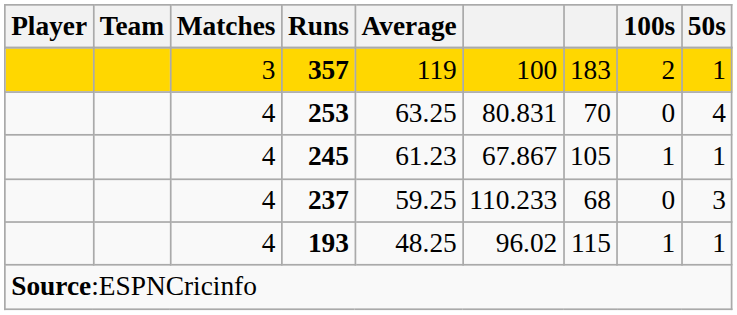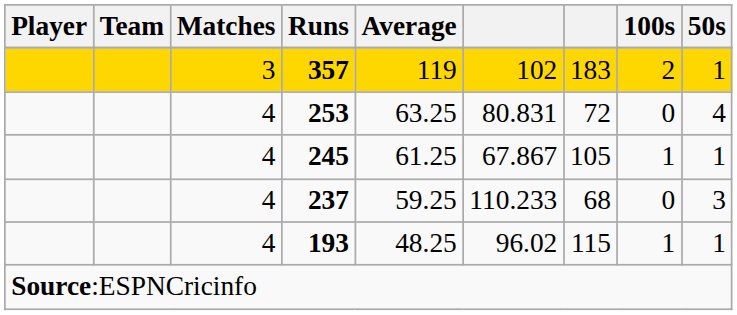(537, 69) 100 -> (537, 69) 102
(597, 112) 70 -> (597, 112) 72
(426, 156) 61.23 -> (426, 156) 61.25
